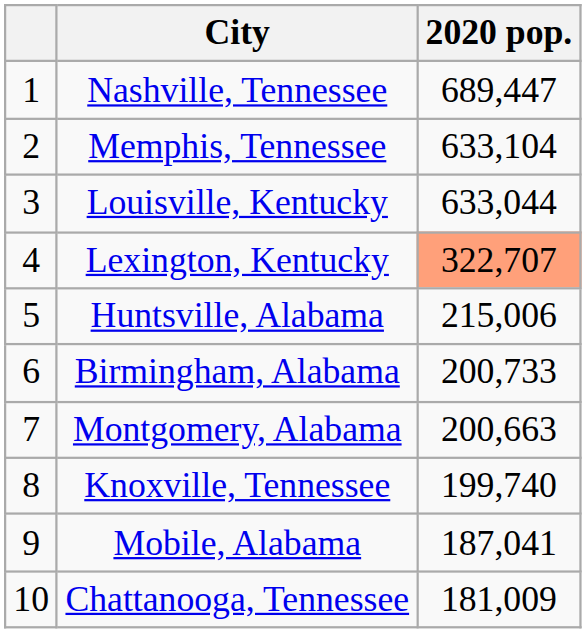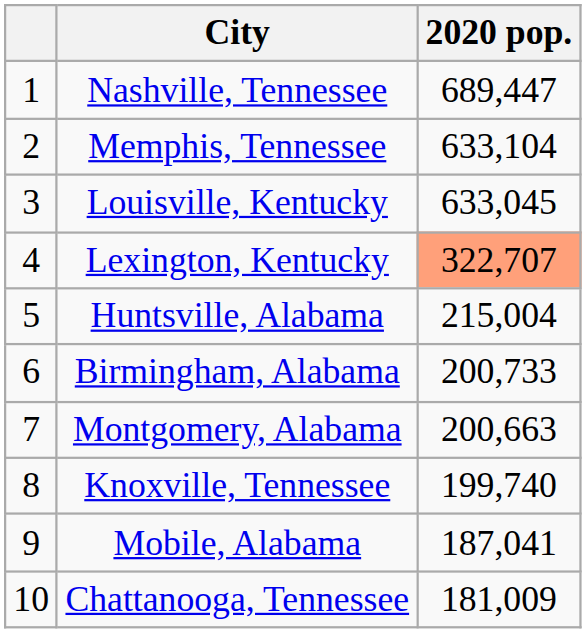(499, 202) 633,044 -> (499, 202) 633,045
(499, 315) 215,006 -> (499, 315) 215,004
